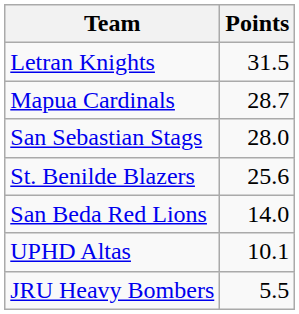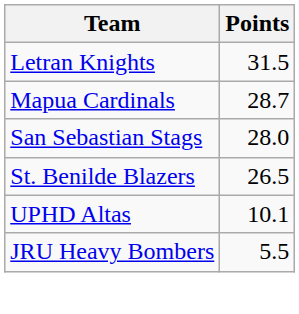(268, 175) 25.6 -> (268, 175) 26.5
- row: (109, 213)
